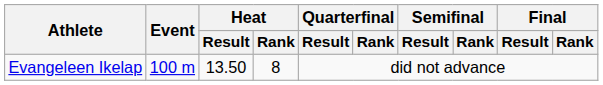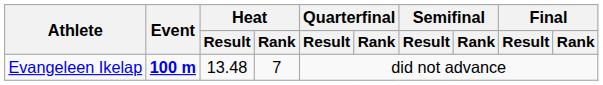(172, 68) normal -> (173, 68) bold
(226, 68) 13.50 -> (227, 68) 13.48
(276, 68) 8 -> (277, 68) 7
